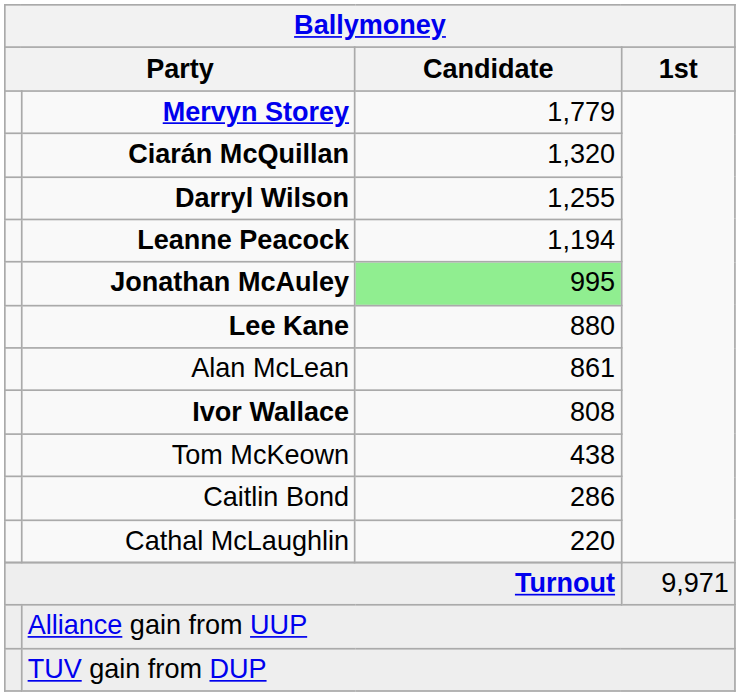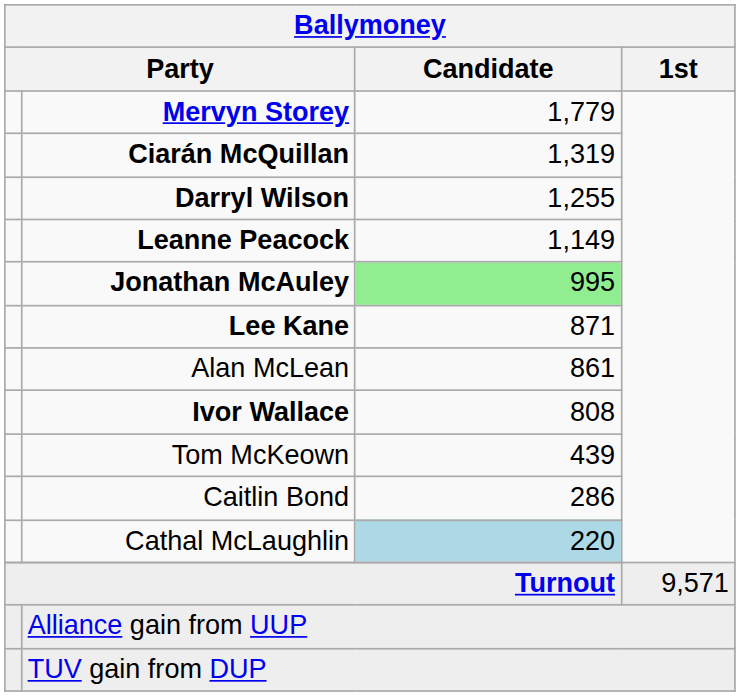(581, 154) 1,320 -> (581, 154) 1,319
(581, 240) 1,194 -> (581, 240) 1,149
(592, 326) 880 -> (592, 326) 871
(592, 454) 438 -> (592, 454) 439
(592, 540) no background -> (592, 540) lightblue background
(695, 583) 9,971 -> (695, 583) 9,571
